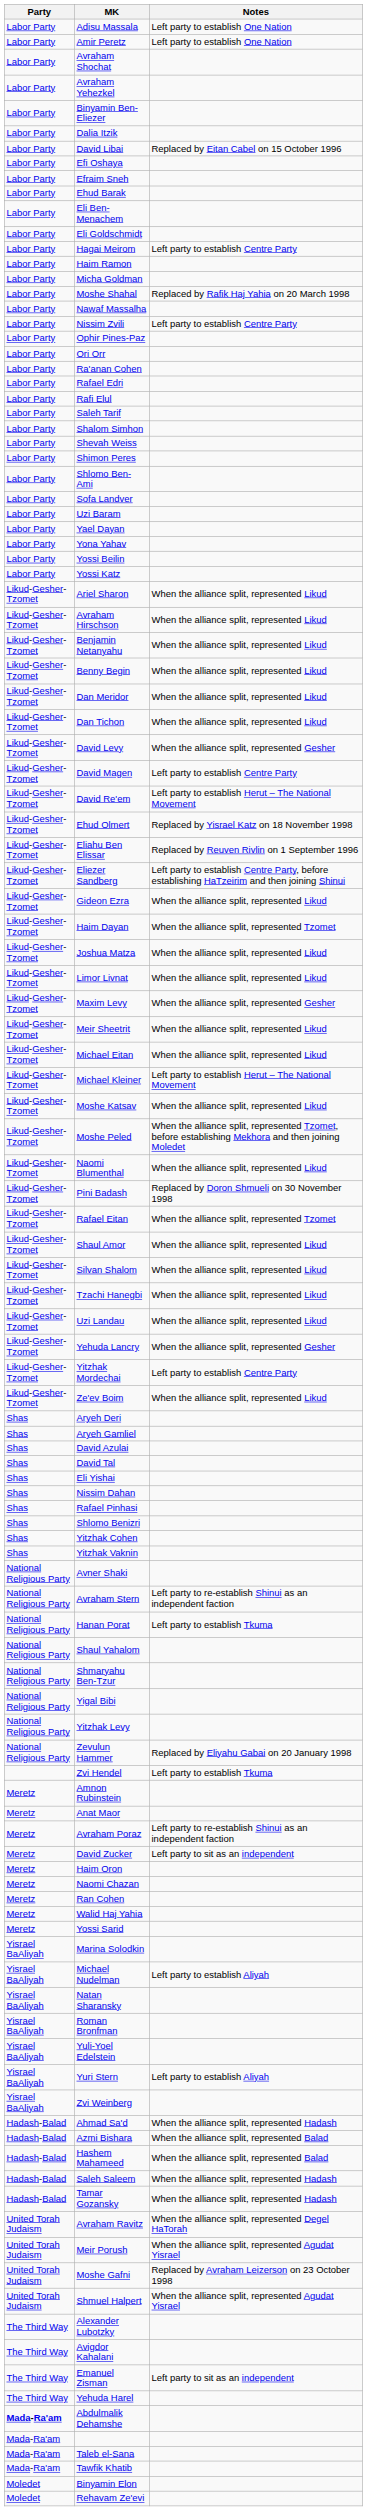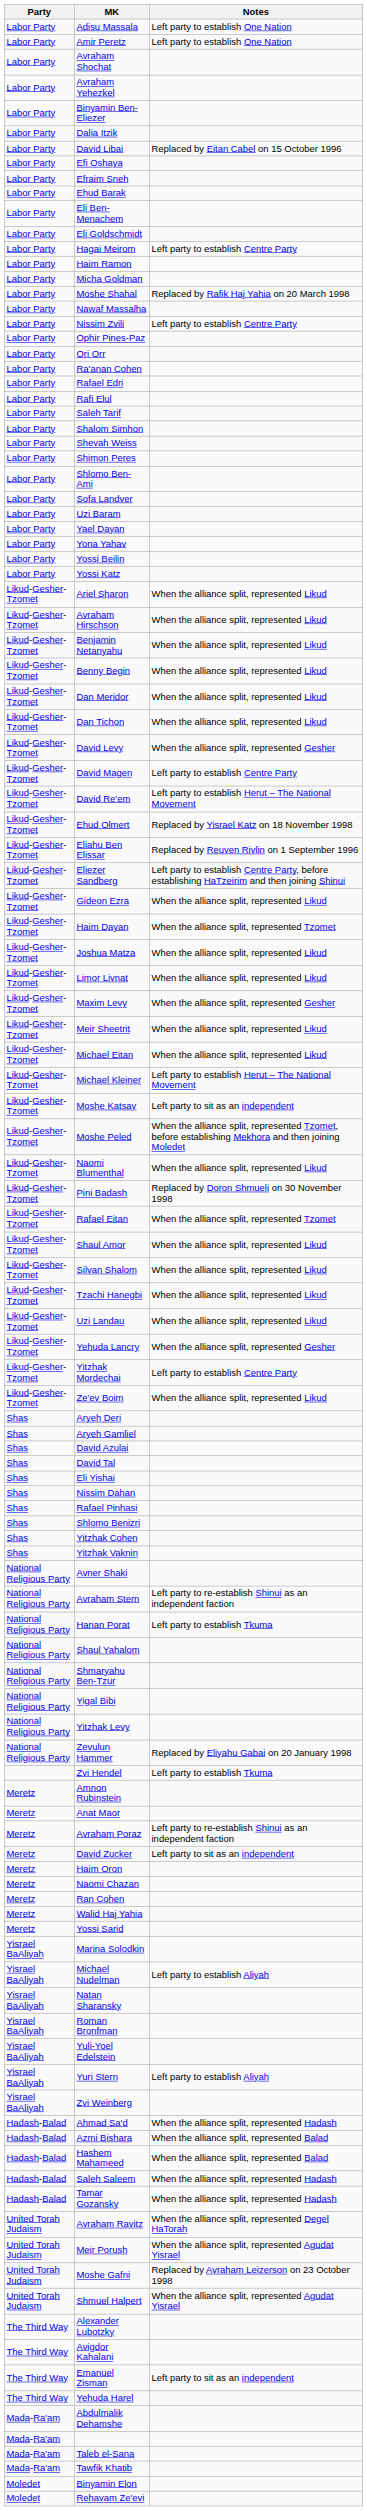(239, 1106) When the alliance split, represented Likud -> (223, 1106) Left party to sit as an independent
(34, 2418) bold -> (33, 2418) normal
